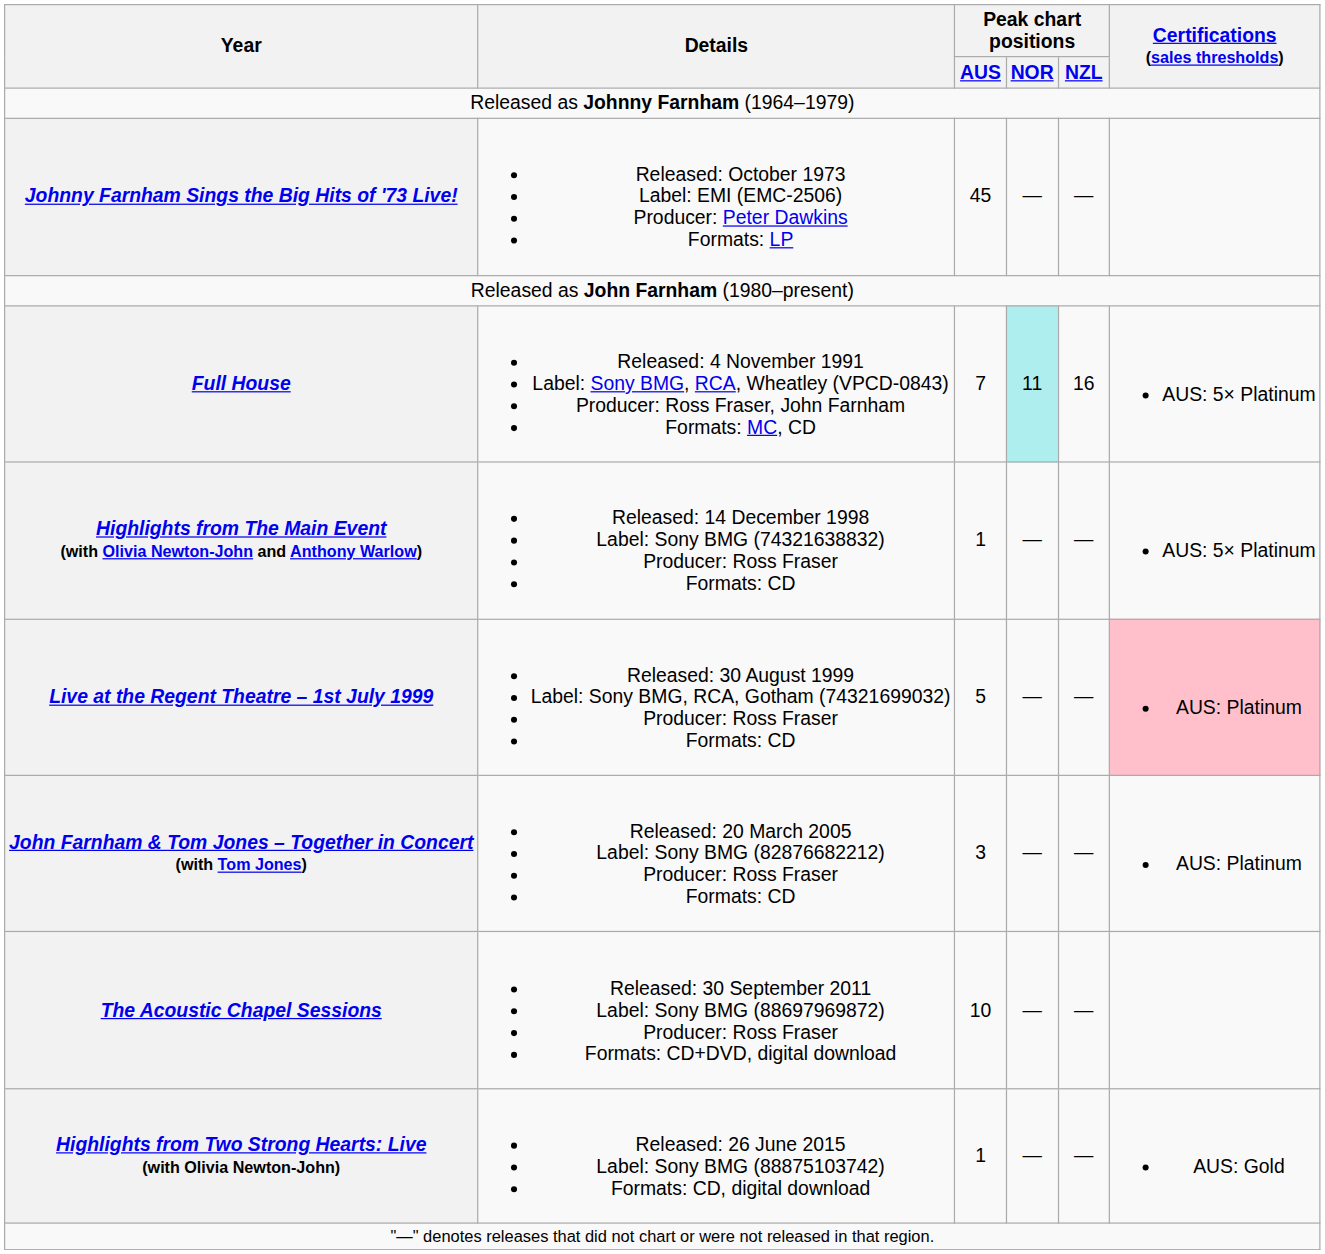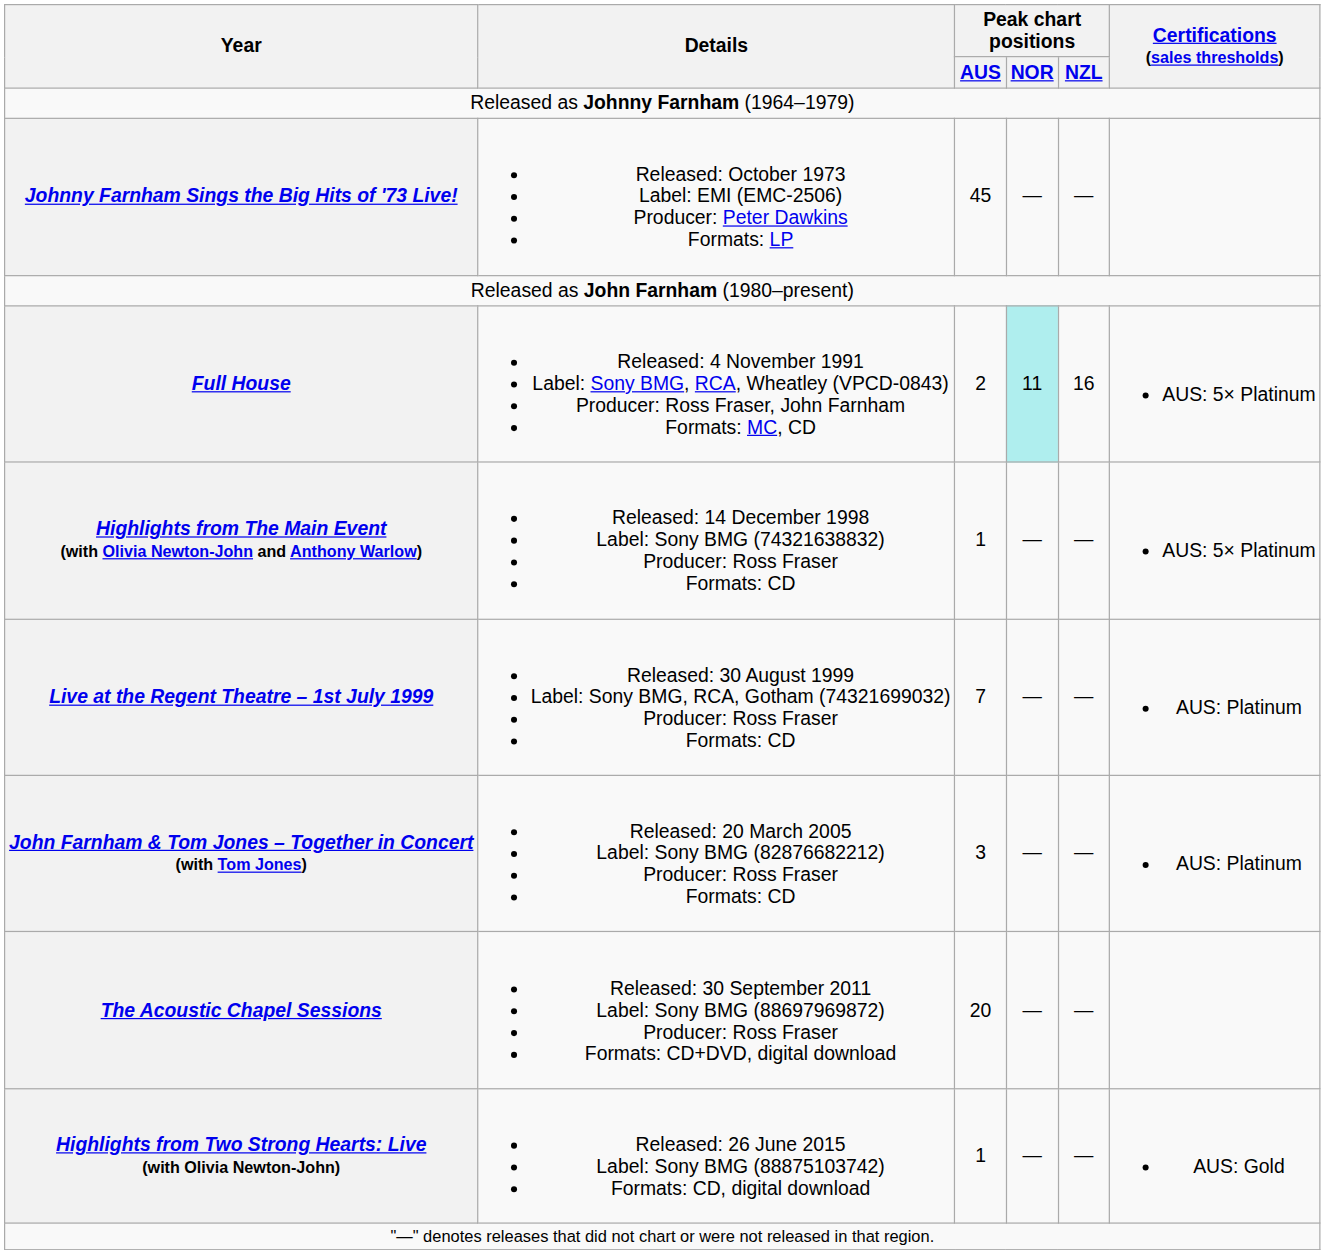(981, 383) 7 -> (981, 383) 2
(981, 696) 5 -> (981, 696) 7
(1215, 708) pink background -> (1215, 708) no background
(981, 1010) 10 -> (981, 1010) 20
